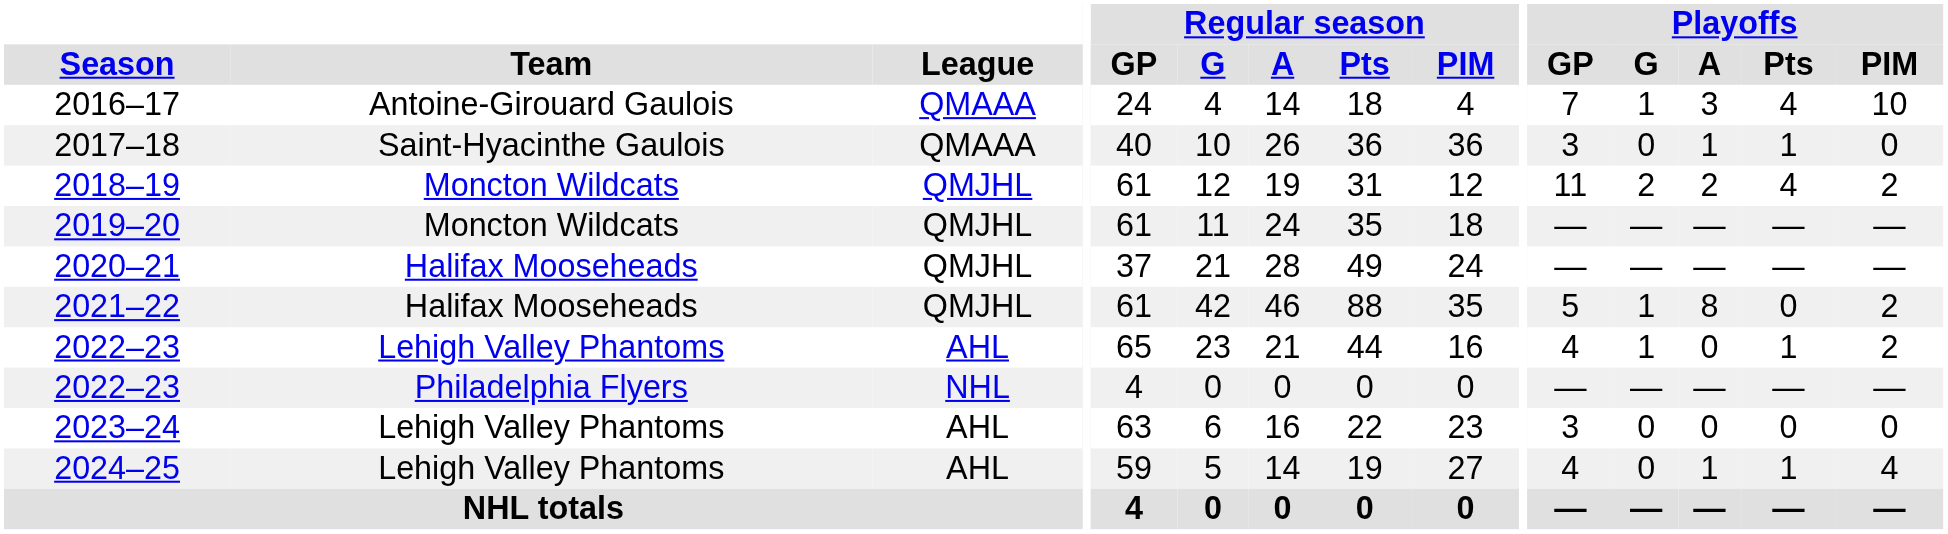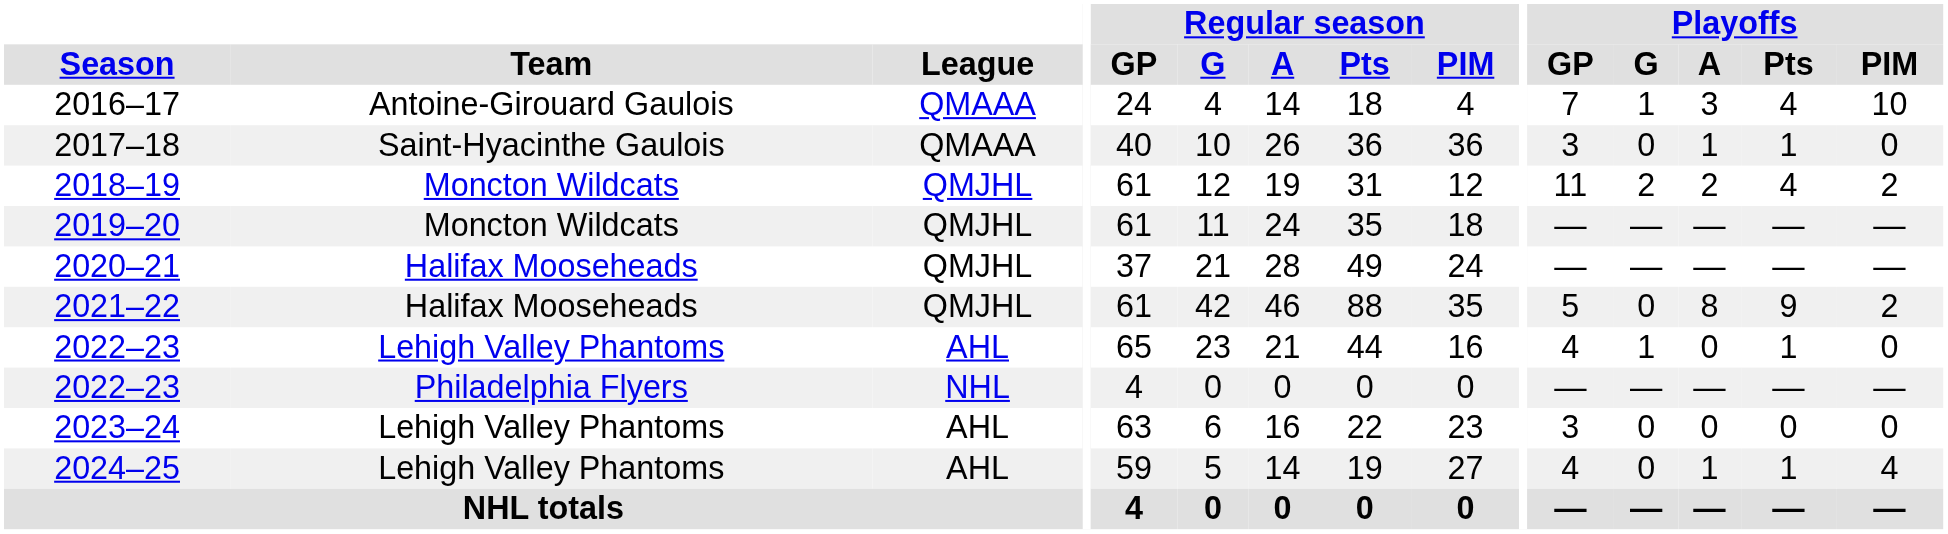(1646, 306) 1 -> (1646, 306) 0
(1788, 306) 0 -> (1788, 306) 9
(1890, 346) 2 -> (1890, 346) 0
